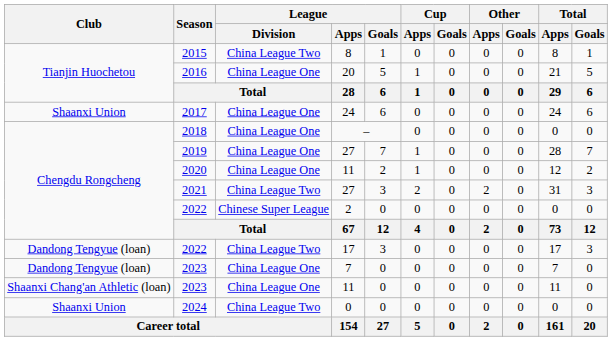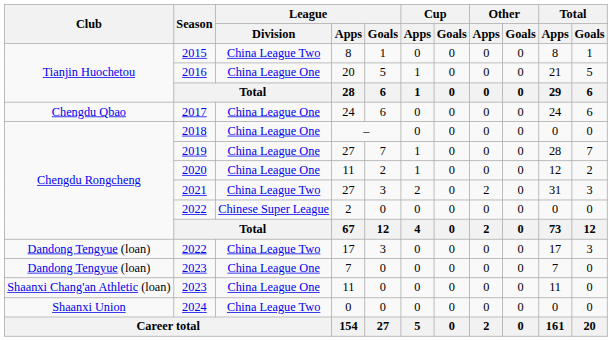(89, 111) Shaanxi Union -> (89, 111) Chengdu Qbao
